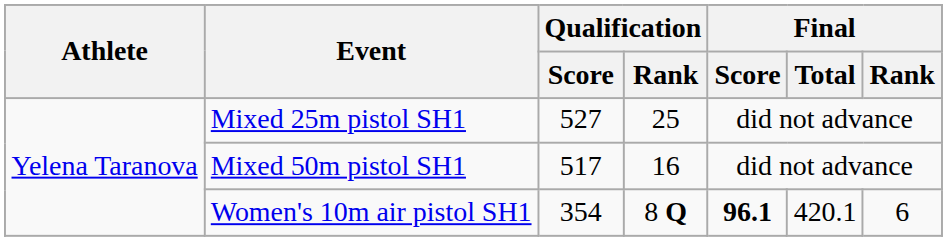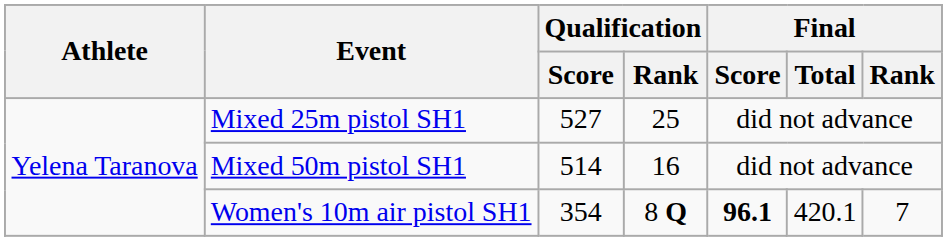(581, 166) 517 -> (581, 166) 514
(902, 212) 6 -> (902, 212) 7
